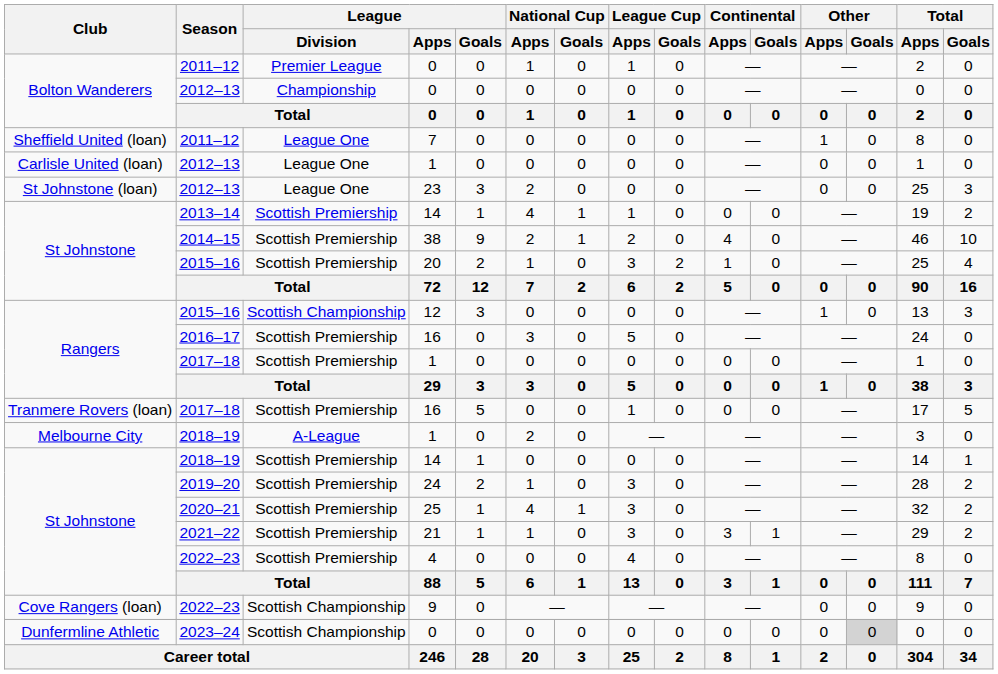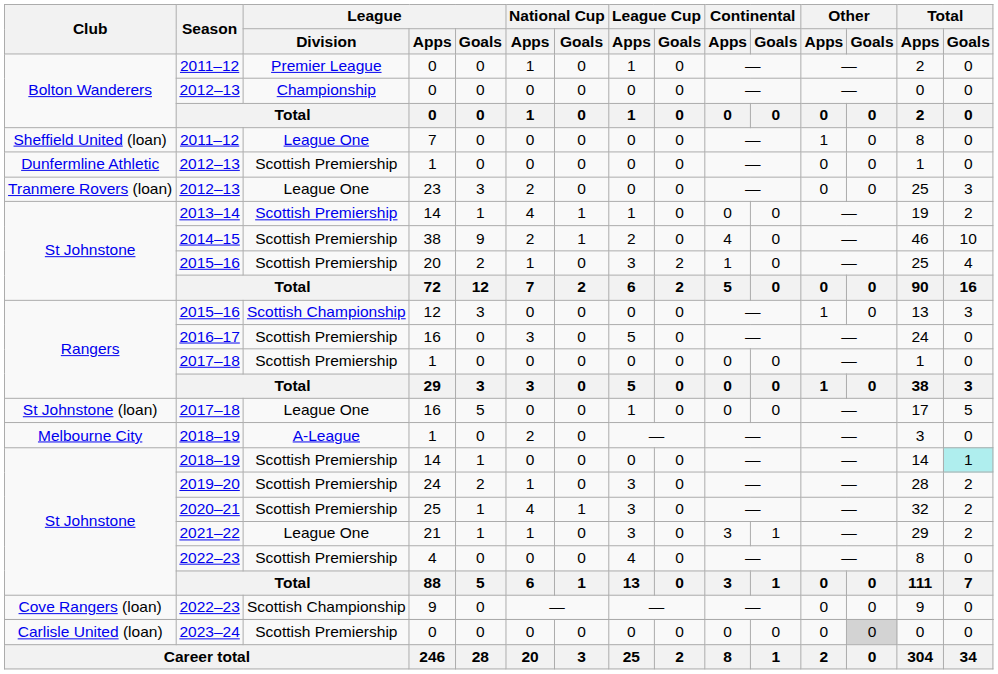(90, 164) Carlisle United (loan) -> (90, 164) Dunfermline Athletic
(326, 164) League One -> (326, 164) Scottish Premiership
(90, 189) St Johnstone (loan) -> (90, 189) Tranmere Rovers (loan)
(90, 410) Tranmere Rovers (loan) -> (90, 410) St Johnstone (loan)
(326, 410) Scottish Premiership -> (326, 410) League One
(968, 459) no background -> (968, 459) paleturquoise background
(326, 533) Scottish Premiership -> (326, 533) League One
(90, 632) Dunfermline Athletic -> (90, 632) Carlisle United (loan)
(326, 632) Scottish Championship -> (326, 632) Scottish Premiership
